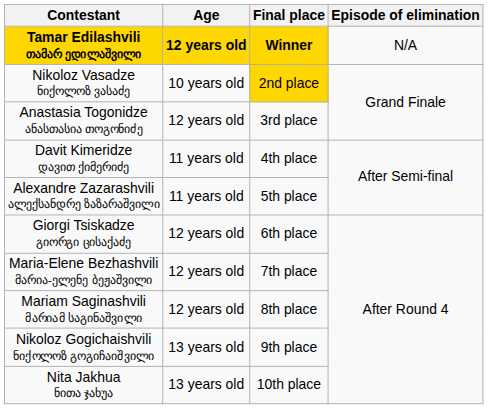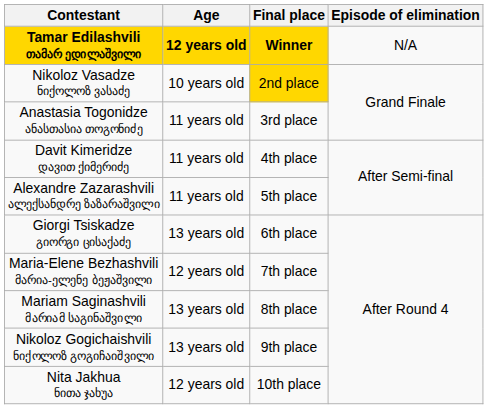(206, 120) 12 years old -> (206, 120) 11 years old
(206, 234) 12 years old -> (206, 234) 13 years old
(206, 309) 12 years old -> (206, 309) 13 years old
(206, 385) 13 years old -> (206, 385) 12 years old
